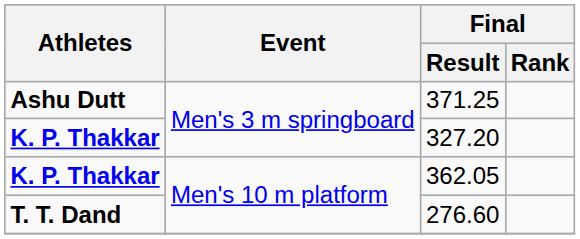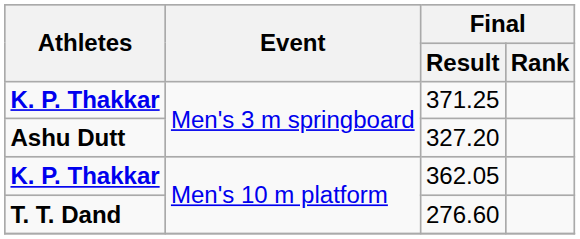(68, 100) Ashu Dutt -> (85, 100) K. P. Thakkar
(85, 138) K. P. Thakkar -> (68, 138) Ashu Dutt
